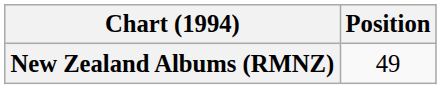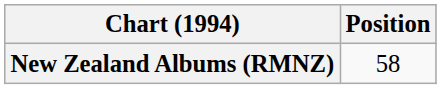(388, 63) 49 -> (388, 63) 58
